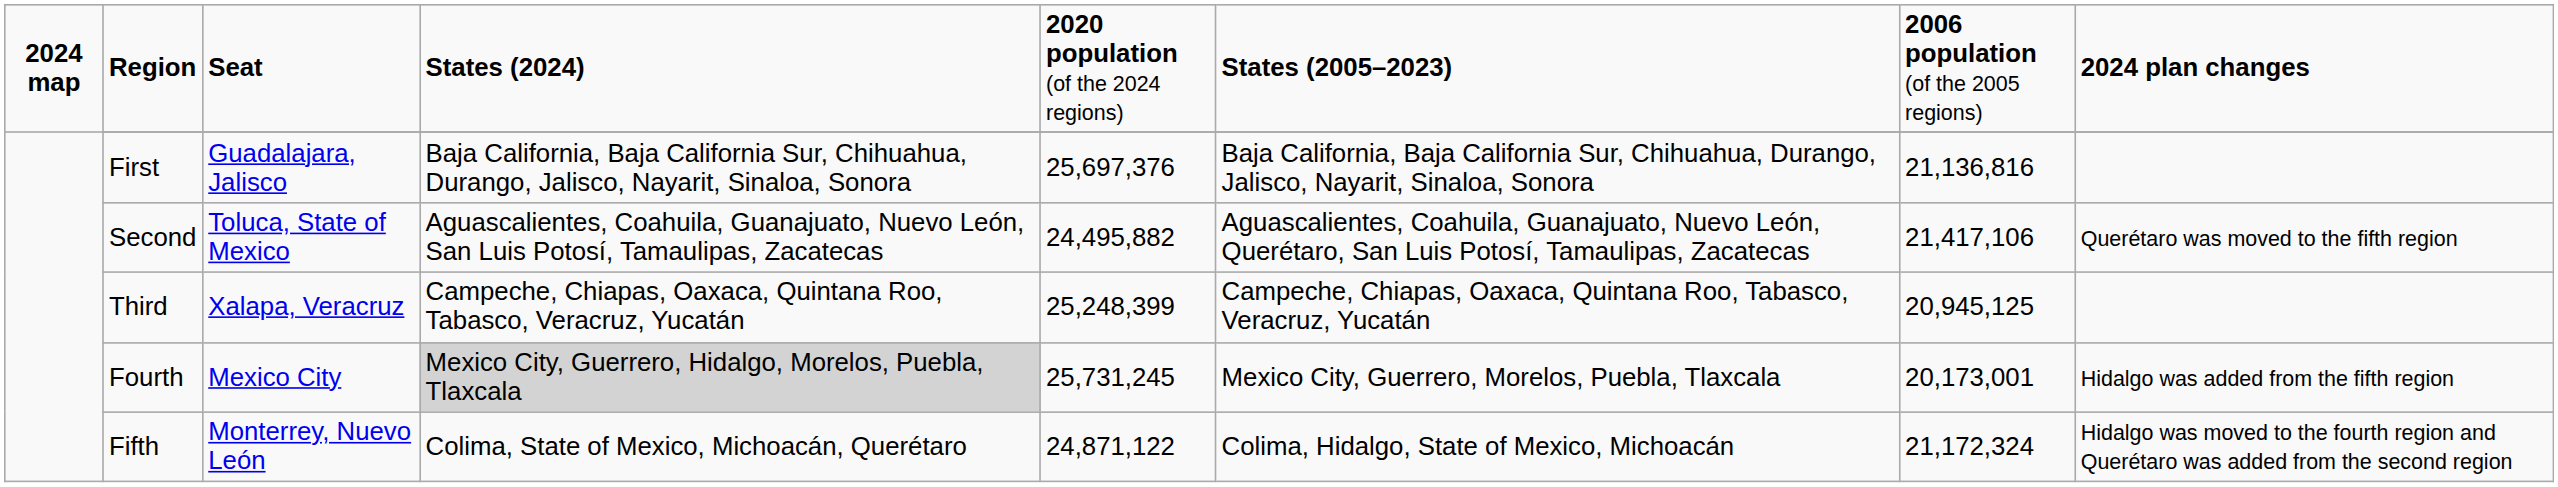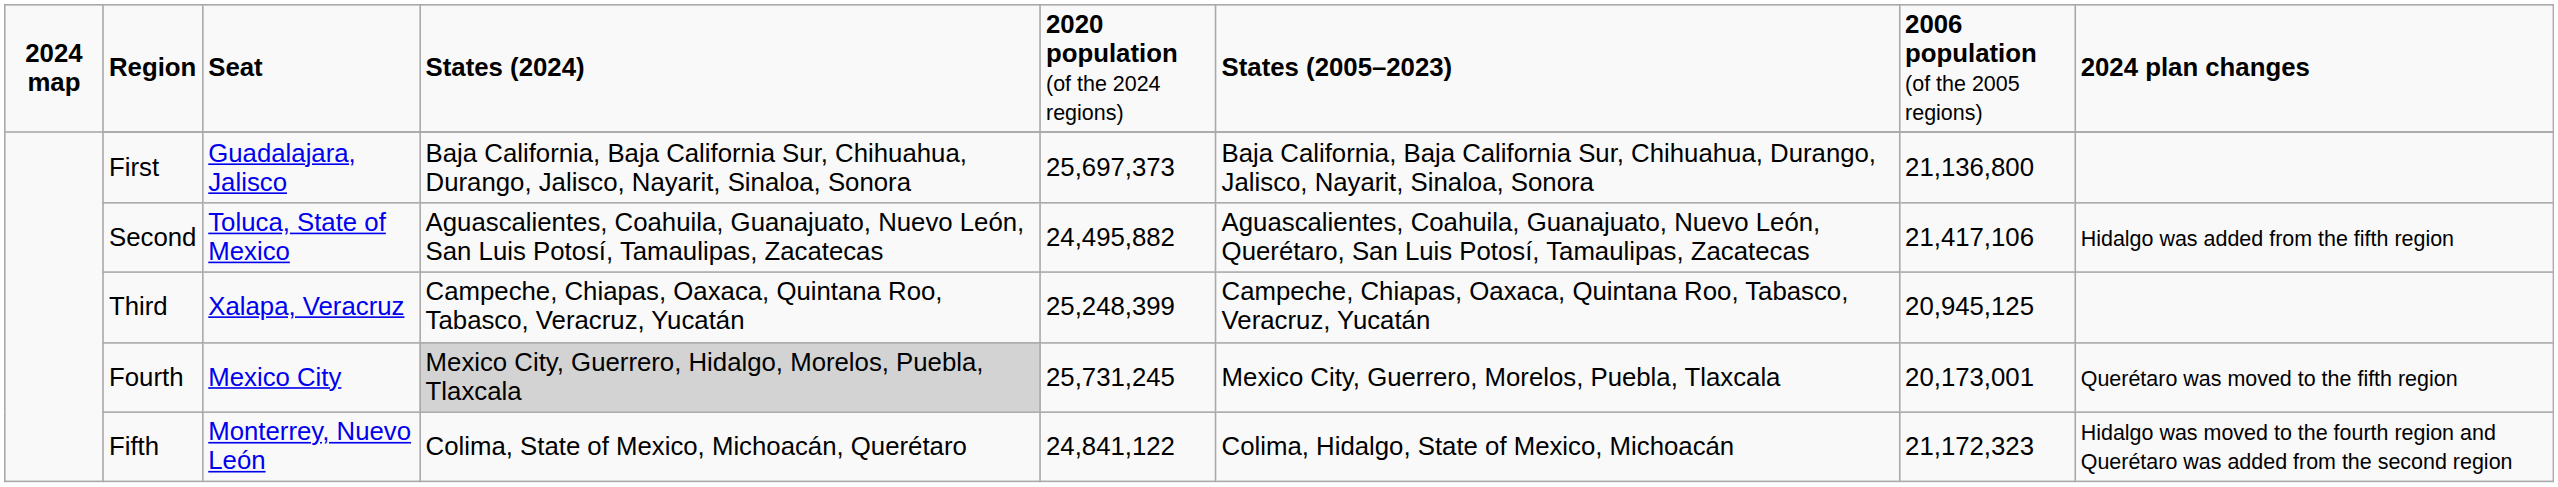(1110, 167) 25,697,376 -> (1110, 167) 25,697,373
(1970, 167) 21,136,816 -> (1970, 167) 21,136,800
(2269, 238) Querétaro was moved to the fifth region -> (2267, 238) Hidalgo was added from the fifth region
(2267, 378) Hidalgo was added from the fifth region -> (2269, 378) Querétaro was moved to the fifth region
(1110, 446) 24,871,122 -> (1110, 446) 24,841,122
(1970, 446) 21,172,324 -> (1970, 446) 21,172,323
